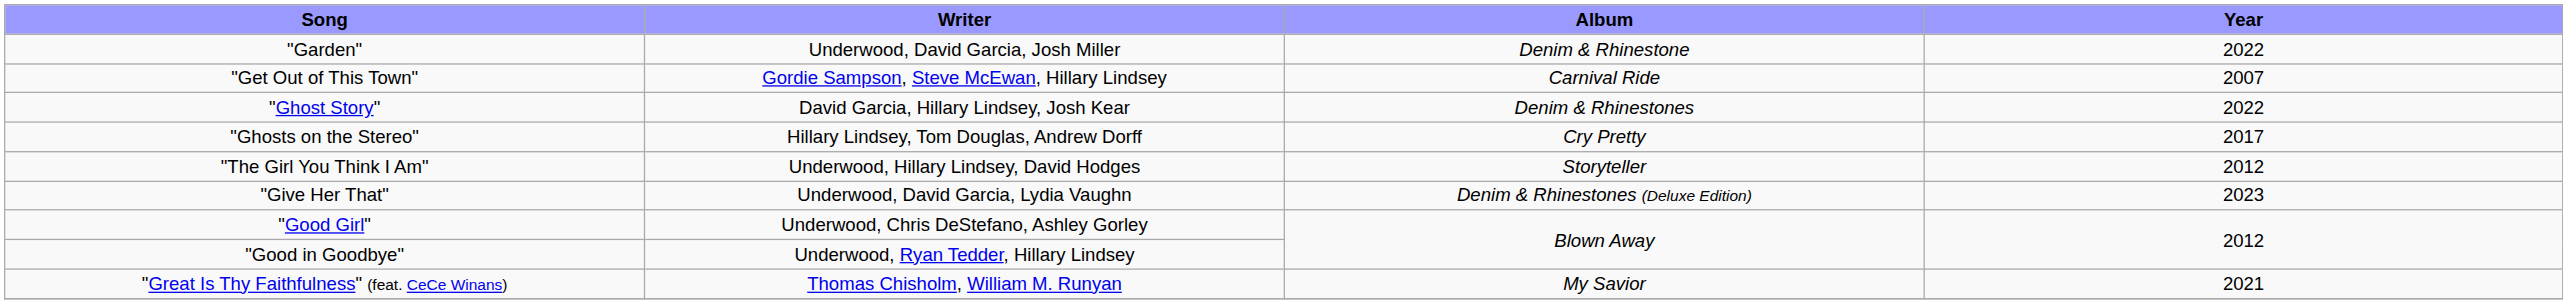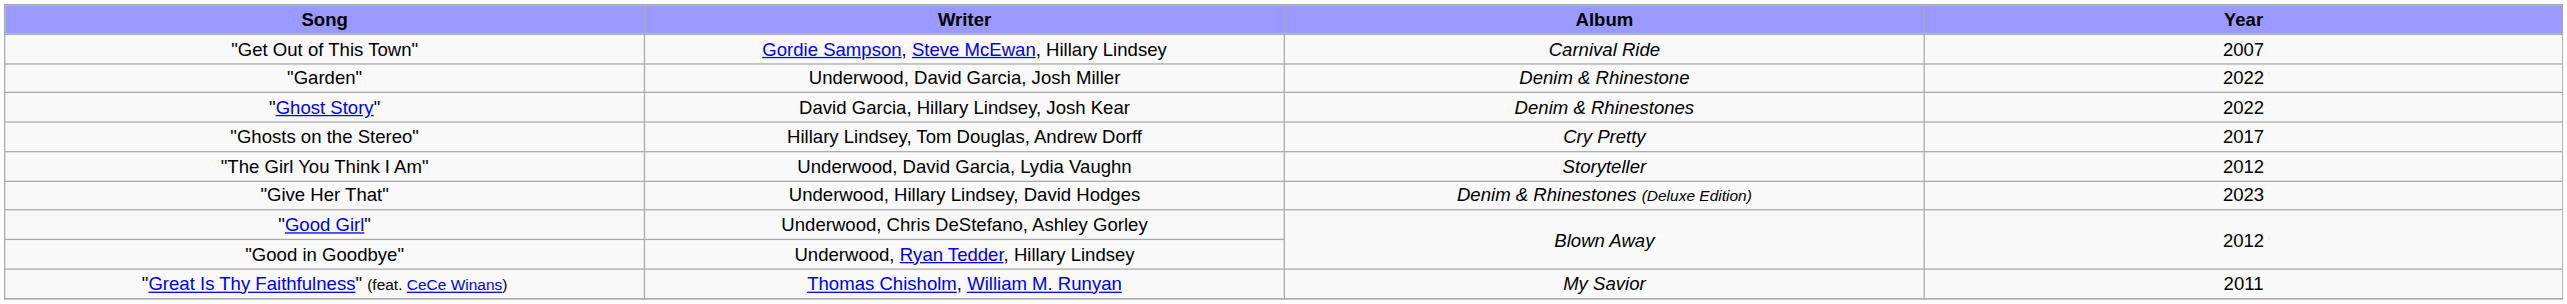rows swapped: (325, 49) <-> (325, 78)
(965, 166) Underwood, Hillary Lindsey, David Hodges -> (965, 166) Underwood, David Garcia, Lydia Vaughn
(965, 195) Underwood, David Garcia, Lydia Vaughn -> (965, 195) Underwood, Hillary Lindsey, David Hodges
(2244, 283) 2021 -> (2244, 283) 2011
